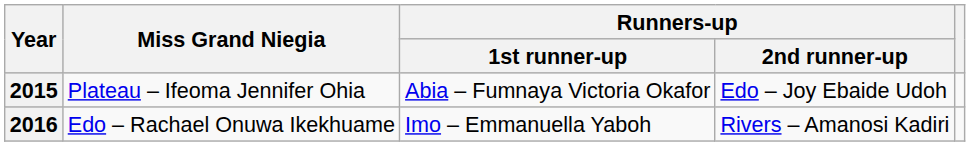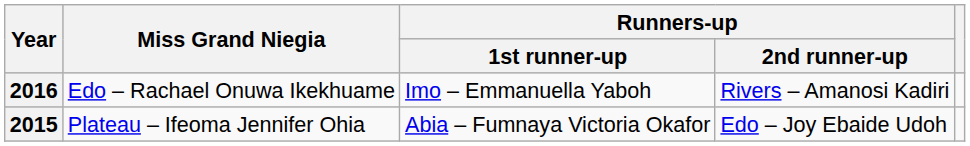rows swapped: (34, 90) <-> (34, 124)
